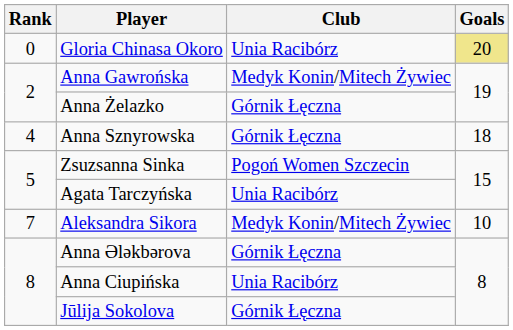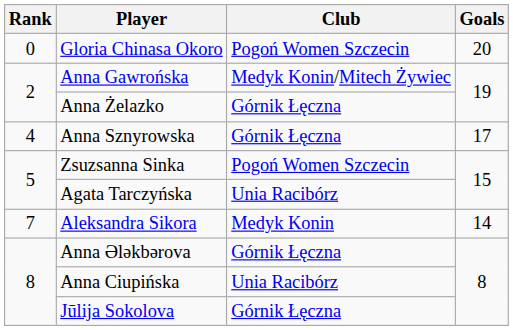(285, 48) Unia Racibórz -> (320, 48) Pogoń Women Szczecin
(482, 48) khaki background -> (482, 48) no background
(482, 135) 18 -> (482, 135) 17
(341, 223) Medyk Konin/Mitech Żywiec -> (283, 223) Medyk Konin
(482, 223) 10 -> (482, 223) 14
